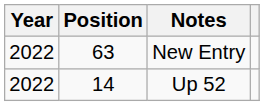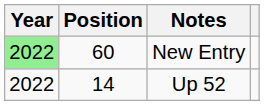(32, 52) no background -> (32, 52) lightgreen background
(103, 52) 63 -> (103, 52) 60
